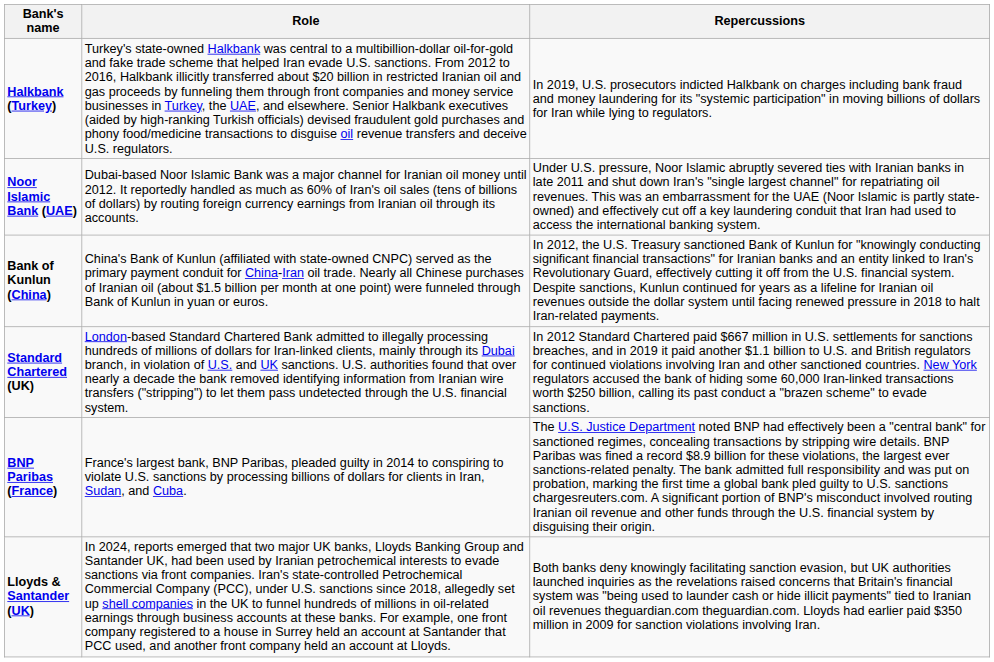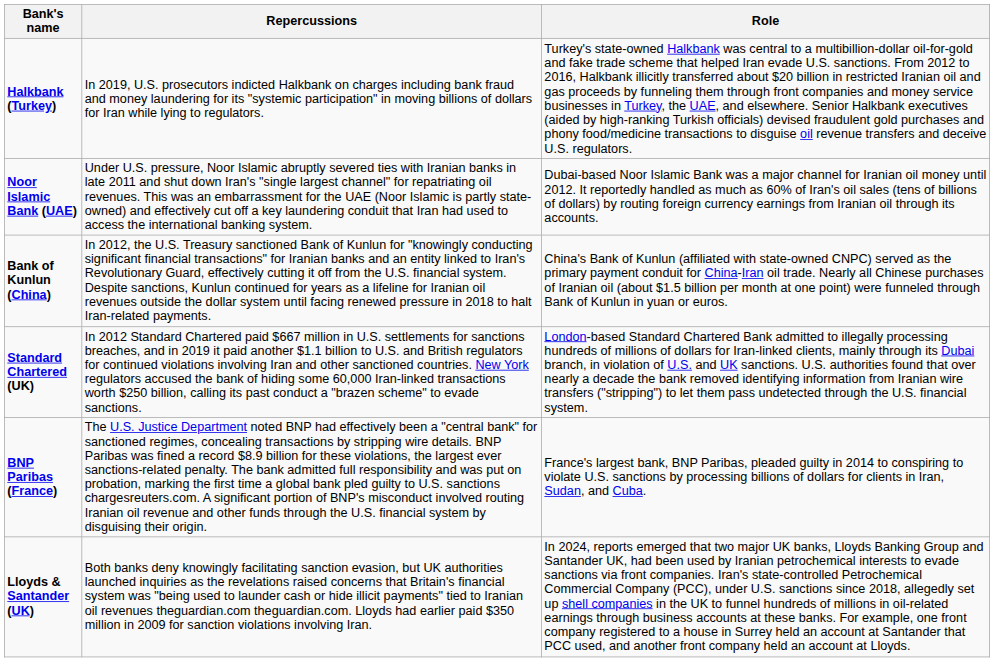columns swapped: (306, 21) <-> (760, 21)
